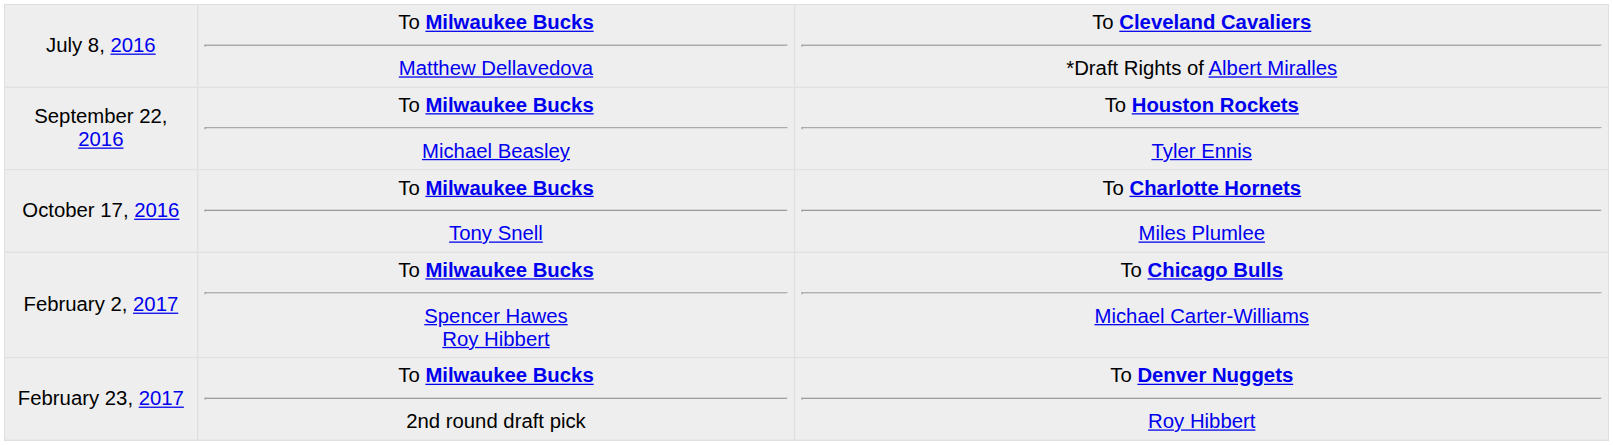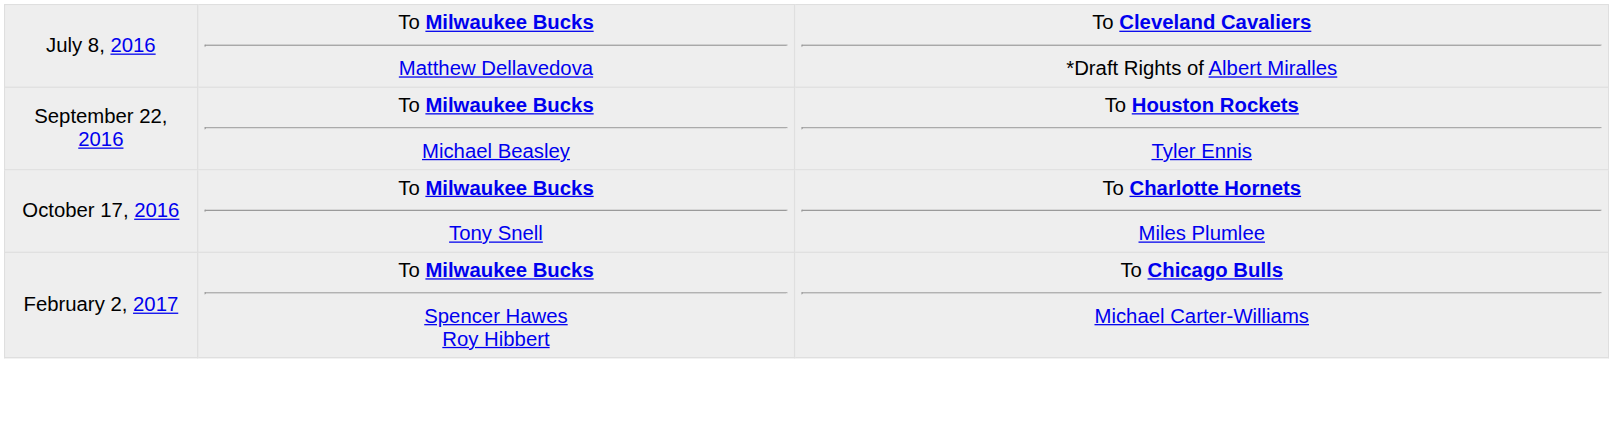- row: (101, 398)
